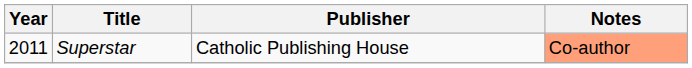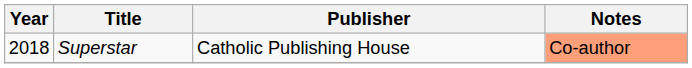(28, 47) 2011 -> (29, 47) 2018
